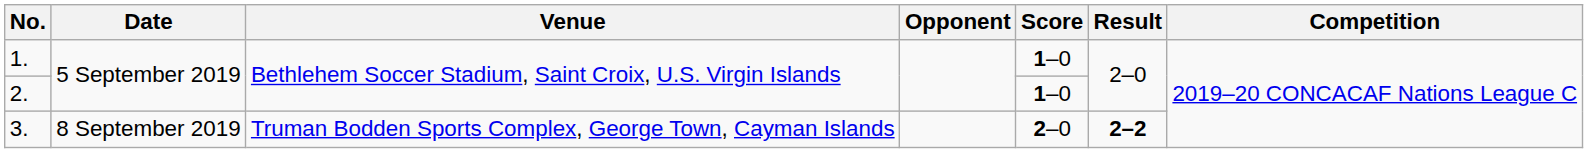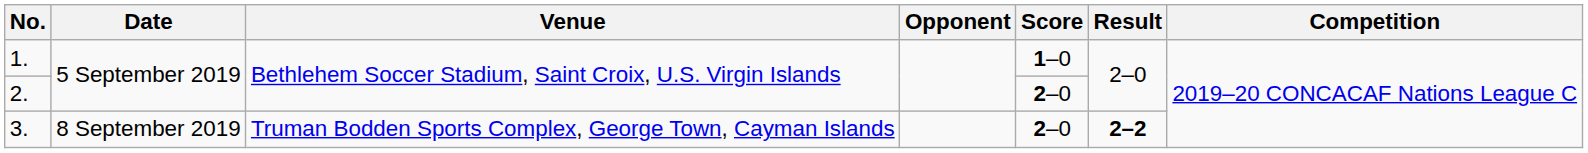(1052, 93) 1–0 -> (1052, 93) 2–0
